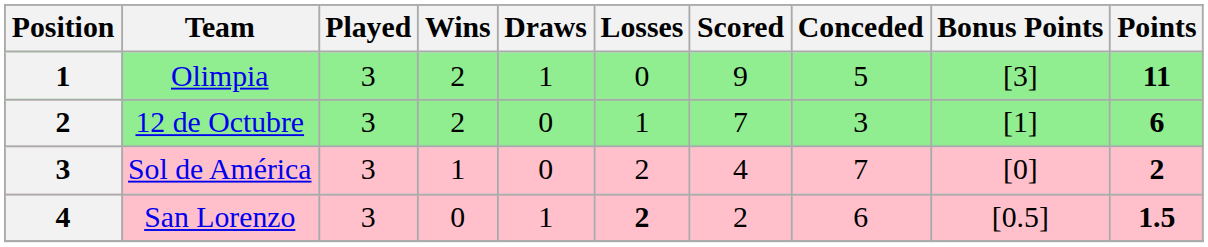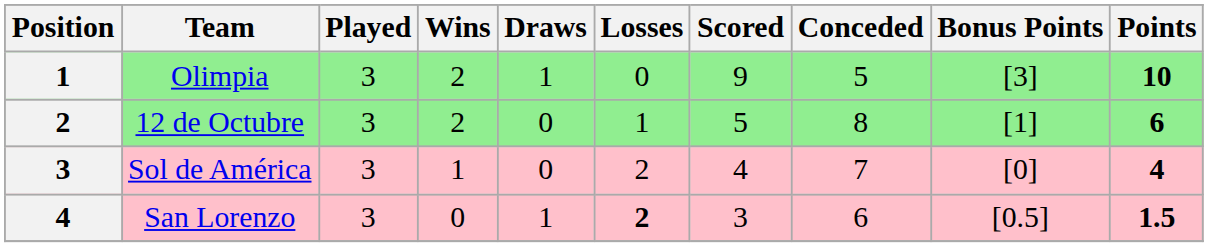(1157, 75) 11 -> (1157, 75) 10
(741, 122) 7 -> (741, 122) 5
(861, 122) 3 -> (861, 122) 8
(1157, 169) 2 -> (1157, 169) 4
(741, 216) 2 -> (741, 216) 3
